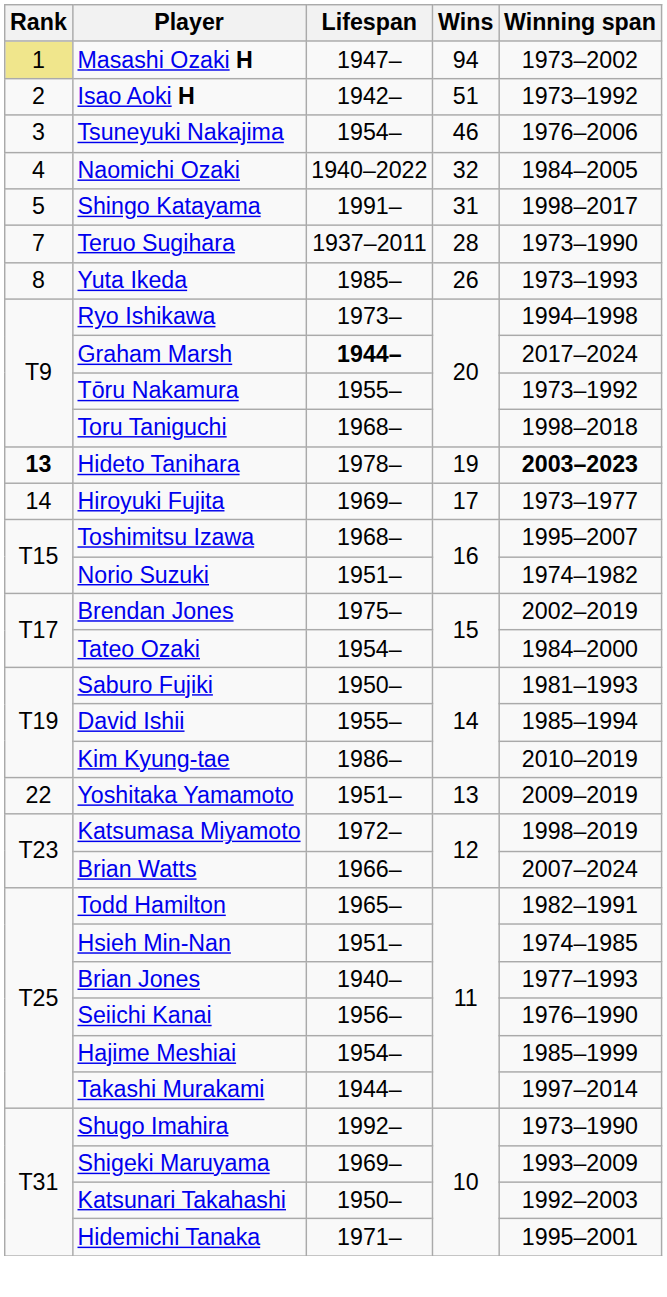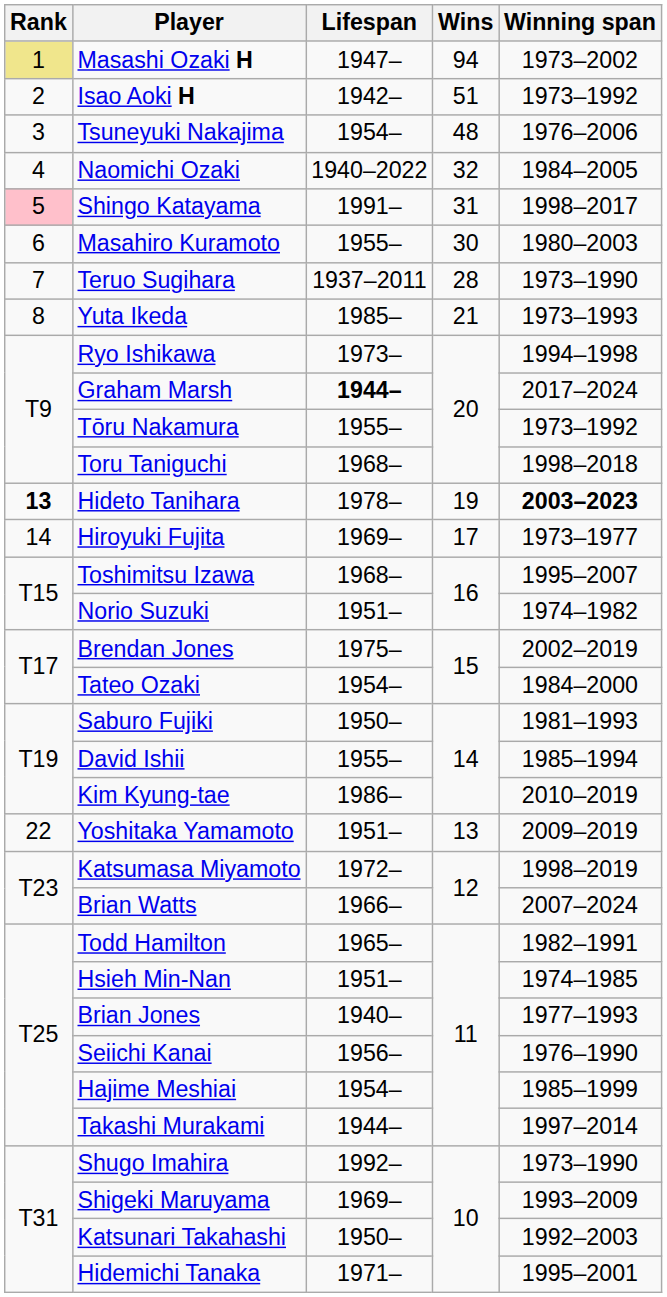(466, 133) 46 -> (466, 133) 48
(38, 206) no background -> (38, 206) pink background
+ row: (179, 243)
(466, 280) 26 -> (466, 317) 21
